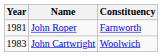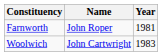columns swapped: (17, 12) <-> (128, 12)
